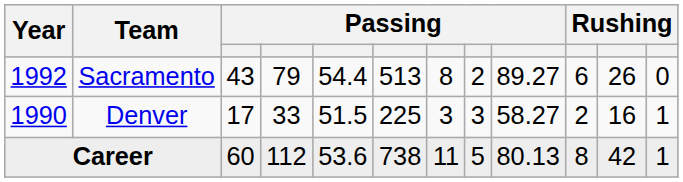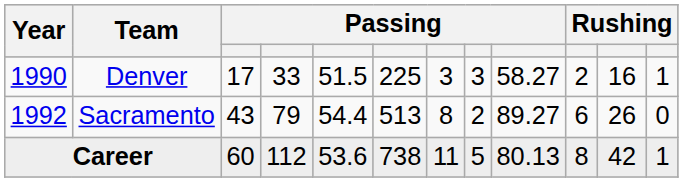rows swapped: (147, 116) <-> (147, 76)
